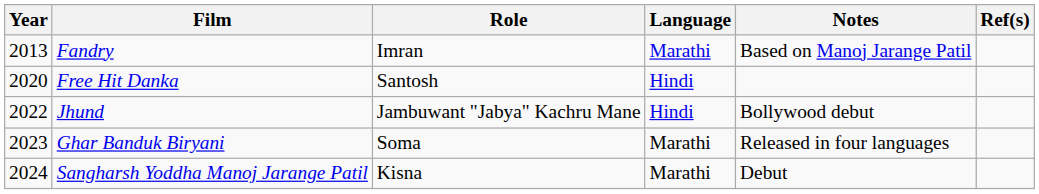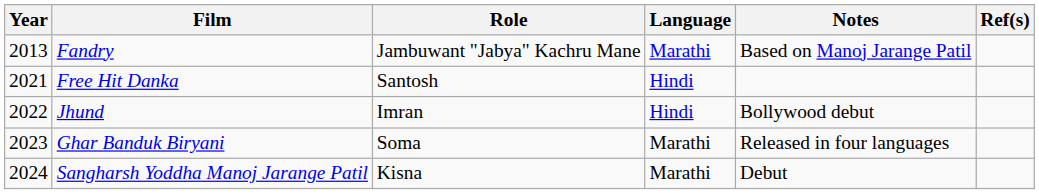(400, 50) Imran -> (509, 50) Jambuwant "Jabya" Kachru Mane
(28, 81) 2020 -> (28, 81) 2021
(509, 111) Jambuwant "Jabya" Kachru Mane -> (400, 111) Imran
